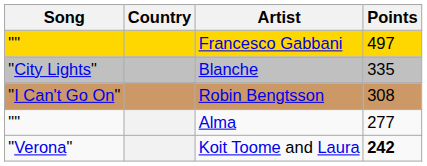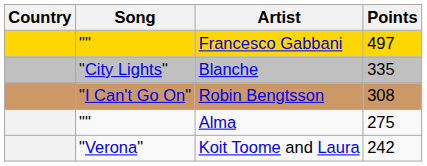columns swapped: (159, 17) <-> (64, 17)
(381, 122) 277 -> (381, 122) 275
(381, 148) bold -> (381, 148) normal
